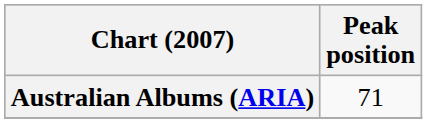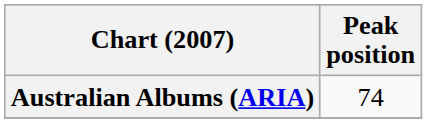(371, 96) 71 -> (371, 96) 74
